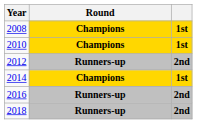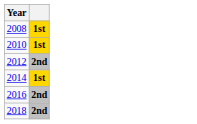- column: (100, 13)
